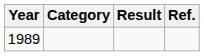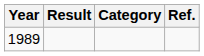columns swapped: (78, 16) <-> (139, 16)
